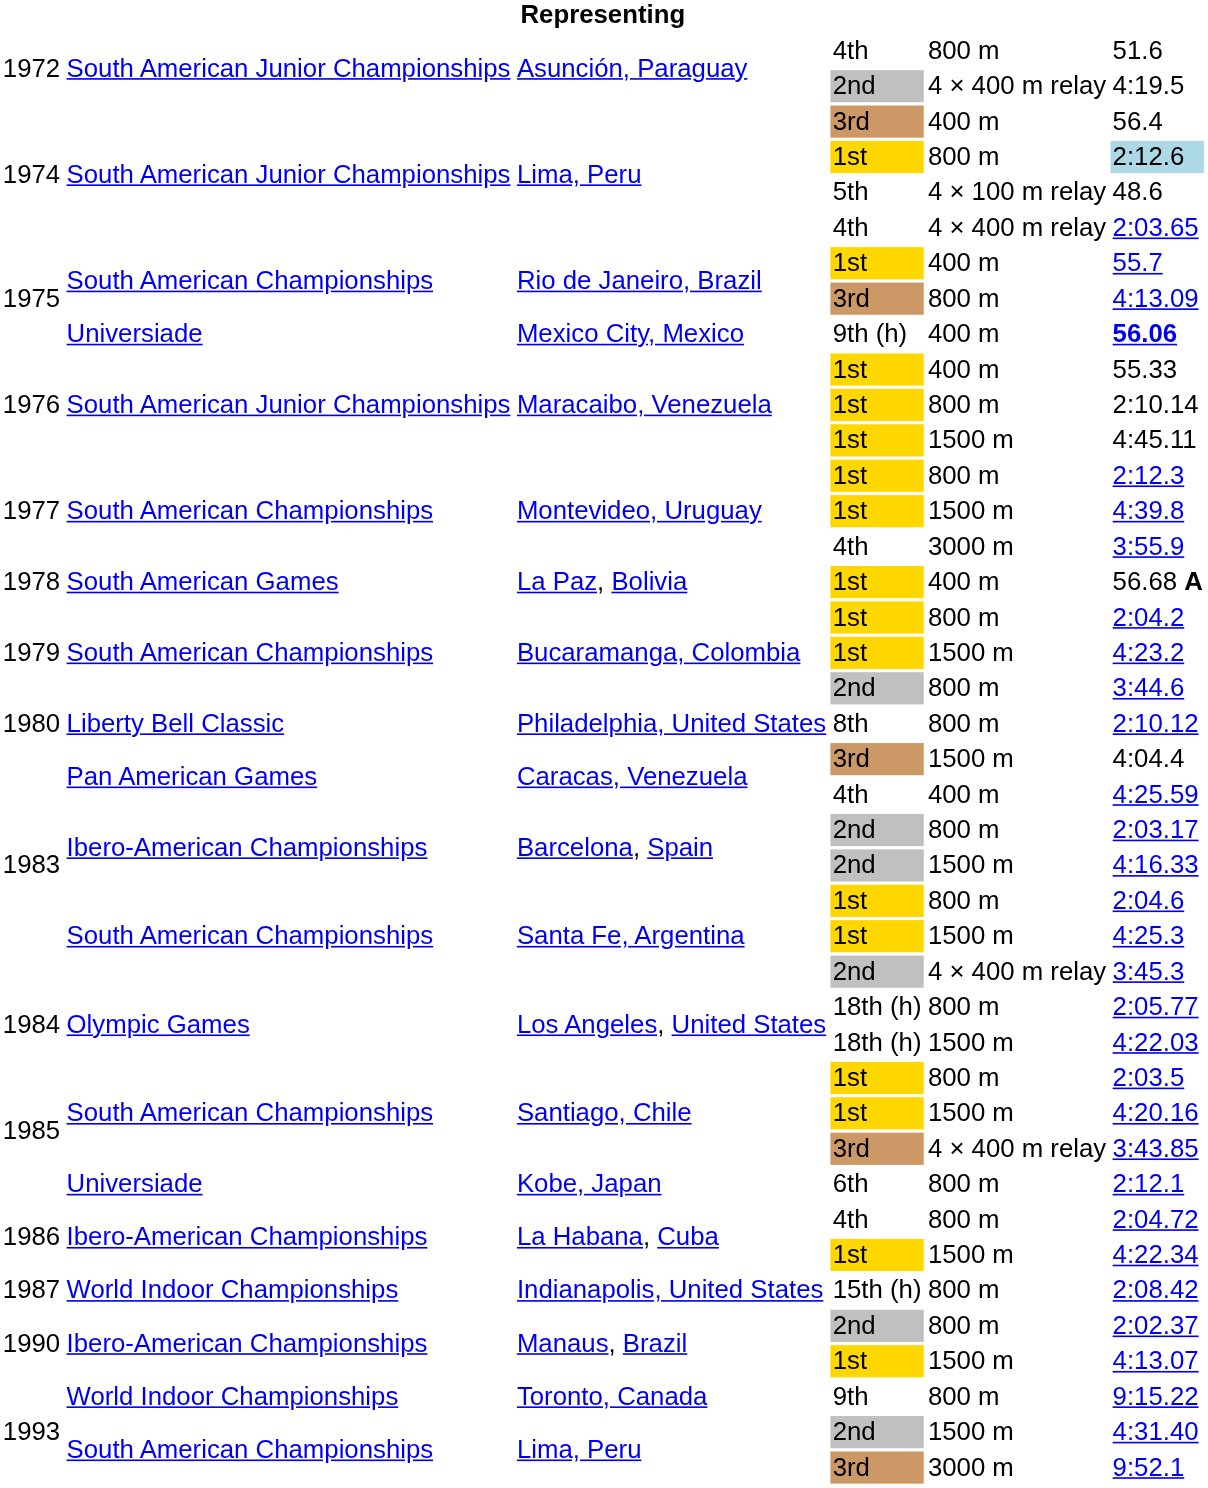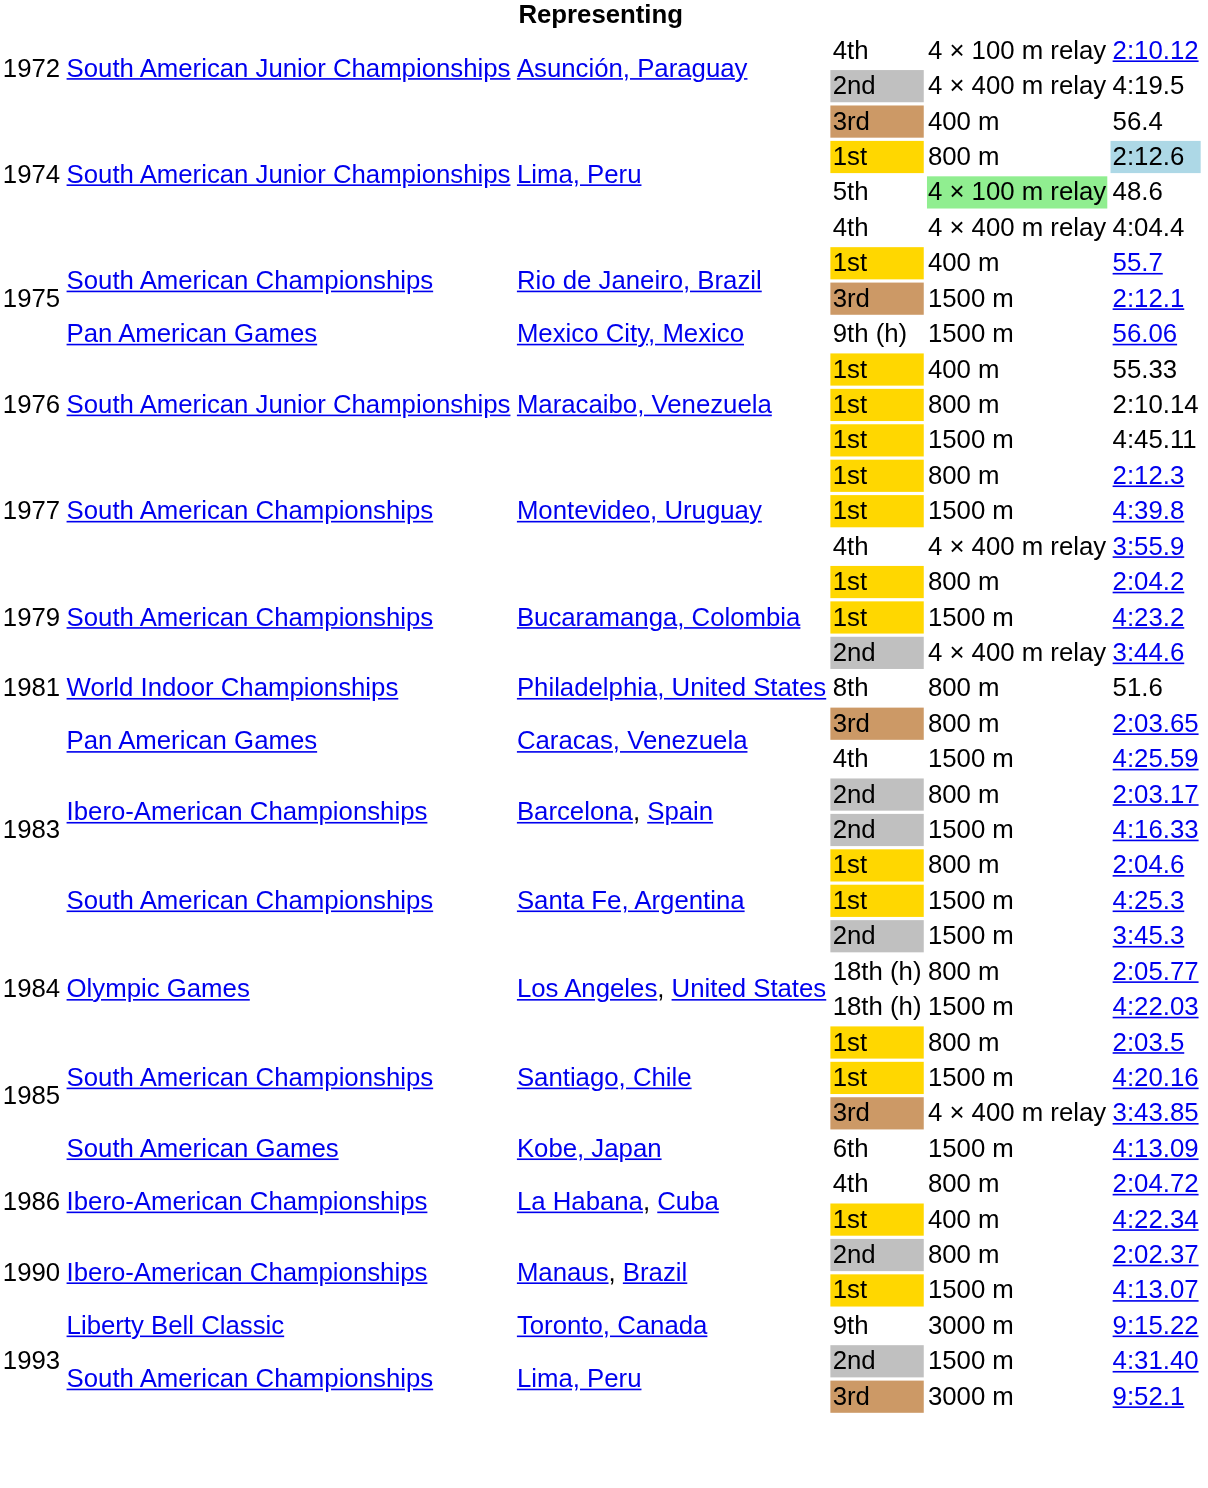(964, 50) 800 m -> (1017, 50) 4 × 100 m relay
(1138, 50) 51.6 -> (1156, 50) 2:10.12
(1017, 192) no background -> (1017, 192) lightgreen background
(1156, 227) 2:03.65 -> (1148, 227) 4:04.4
(964, 298) 800 m -> (971, 298) 1500 m
(1156, 298) 4:13.09 -> (1148, 298) 2:12.1
(135, 333) Universiade -> (192, 333) Pan American Games
(964, 333) 400 m -> (971, 333) 1500 m
(1145, 333) bold -> (1145, 333) normal
(971, 546) 3000 m -> (1017, 546) 4 × 400 m relay
- row: (602, 581)
(964, 687) 800 m -> (1017, 652) 4 × 400 m relay
(31, 723) 1980 -> (31, 687) 1981
(175, 723) Liberty Bell Classic -> (232, 687) World Indoor Championships
(1156, 723) 2:10.12 -> (1138, 687) 51.6
(971, 758) 1500 m -> (964, 723) 800 m
(1148, 758) 4:04.4 -> (1156, 723) 2:03.65
(964, 794) 400 m -> (971, 758) 1500 m
(1017, 971) 4 × 400 m relay -> (971, 935) 1500 m
(135, 1183) Universiade -> (203, 1148) South American Games
(964, 1183) 800 m -> (971, 1148) 1500 m
(1148, 1183) 2:12.1 -> (1156, 1148) 4:13.09
(971, 1254) 1500 m -> (964, 1219) 400 m
- row: (670, 1290)
(232, 1396) World Indoor Championships -> (175, 1325) Liberty Bell Classic
(964, 1396) 800 m -> (971, 1325) 3000 m
